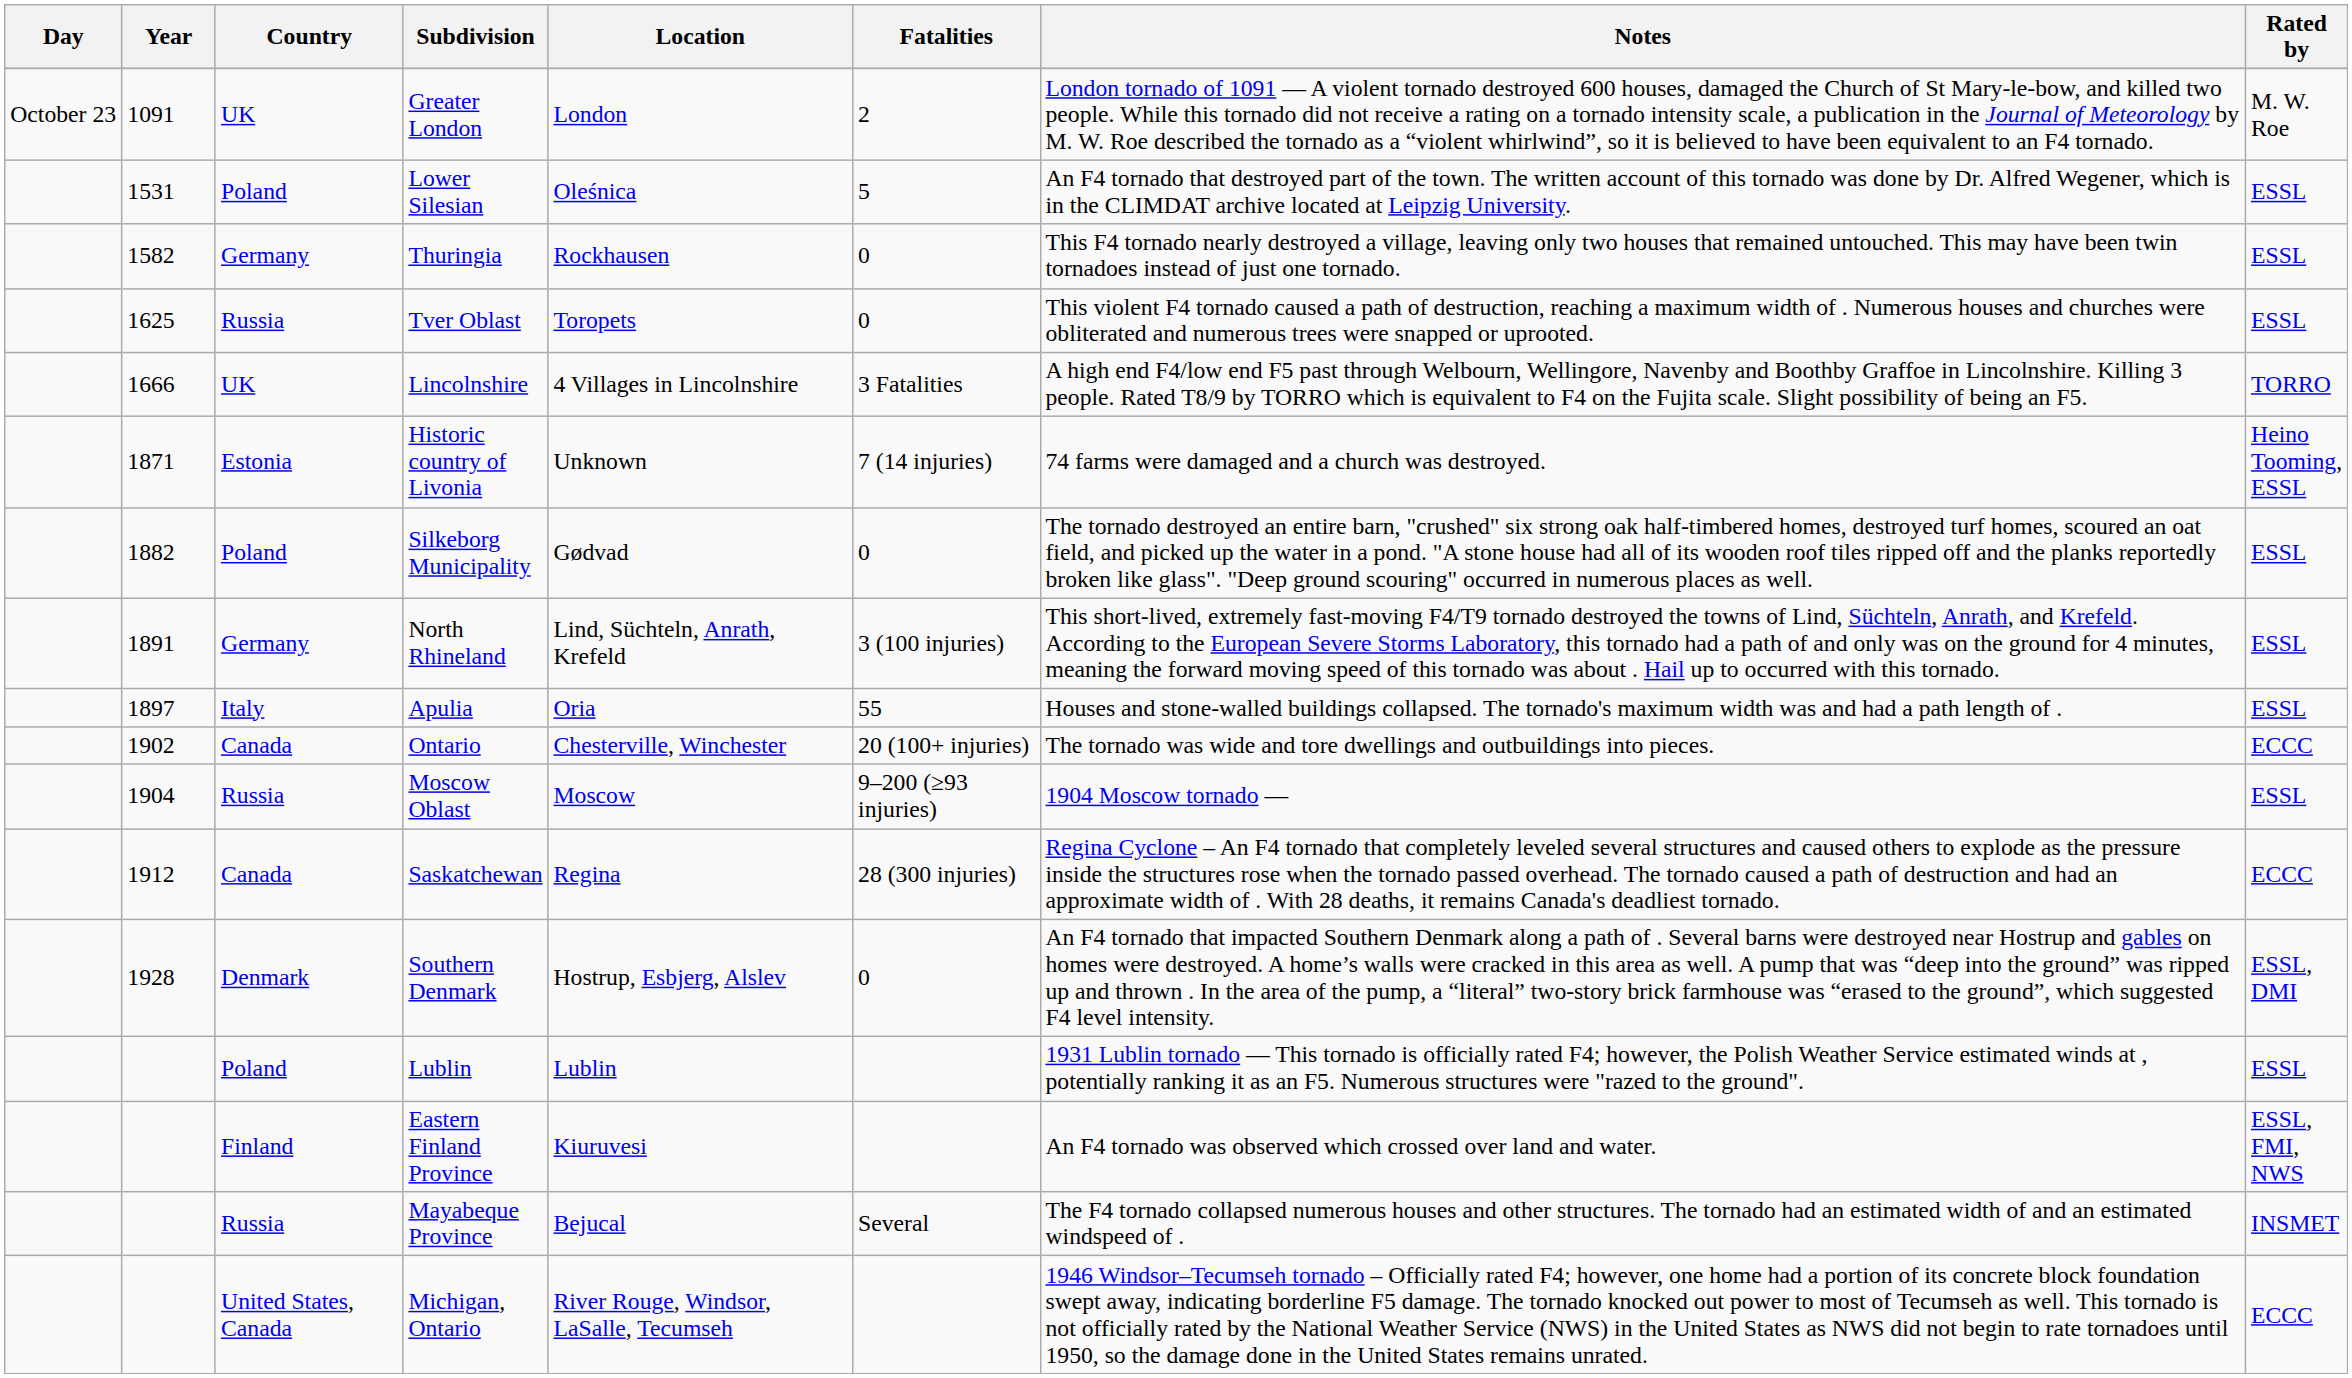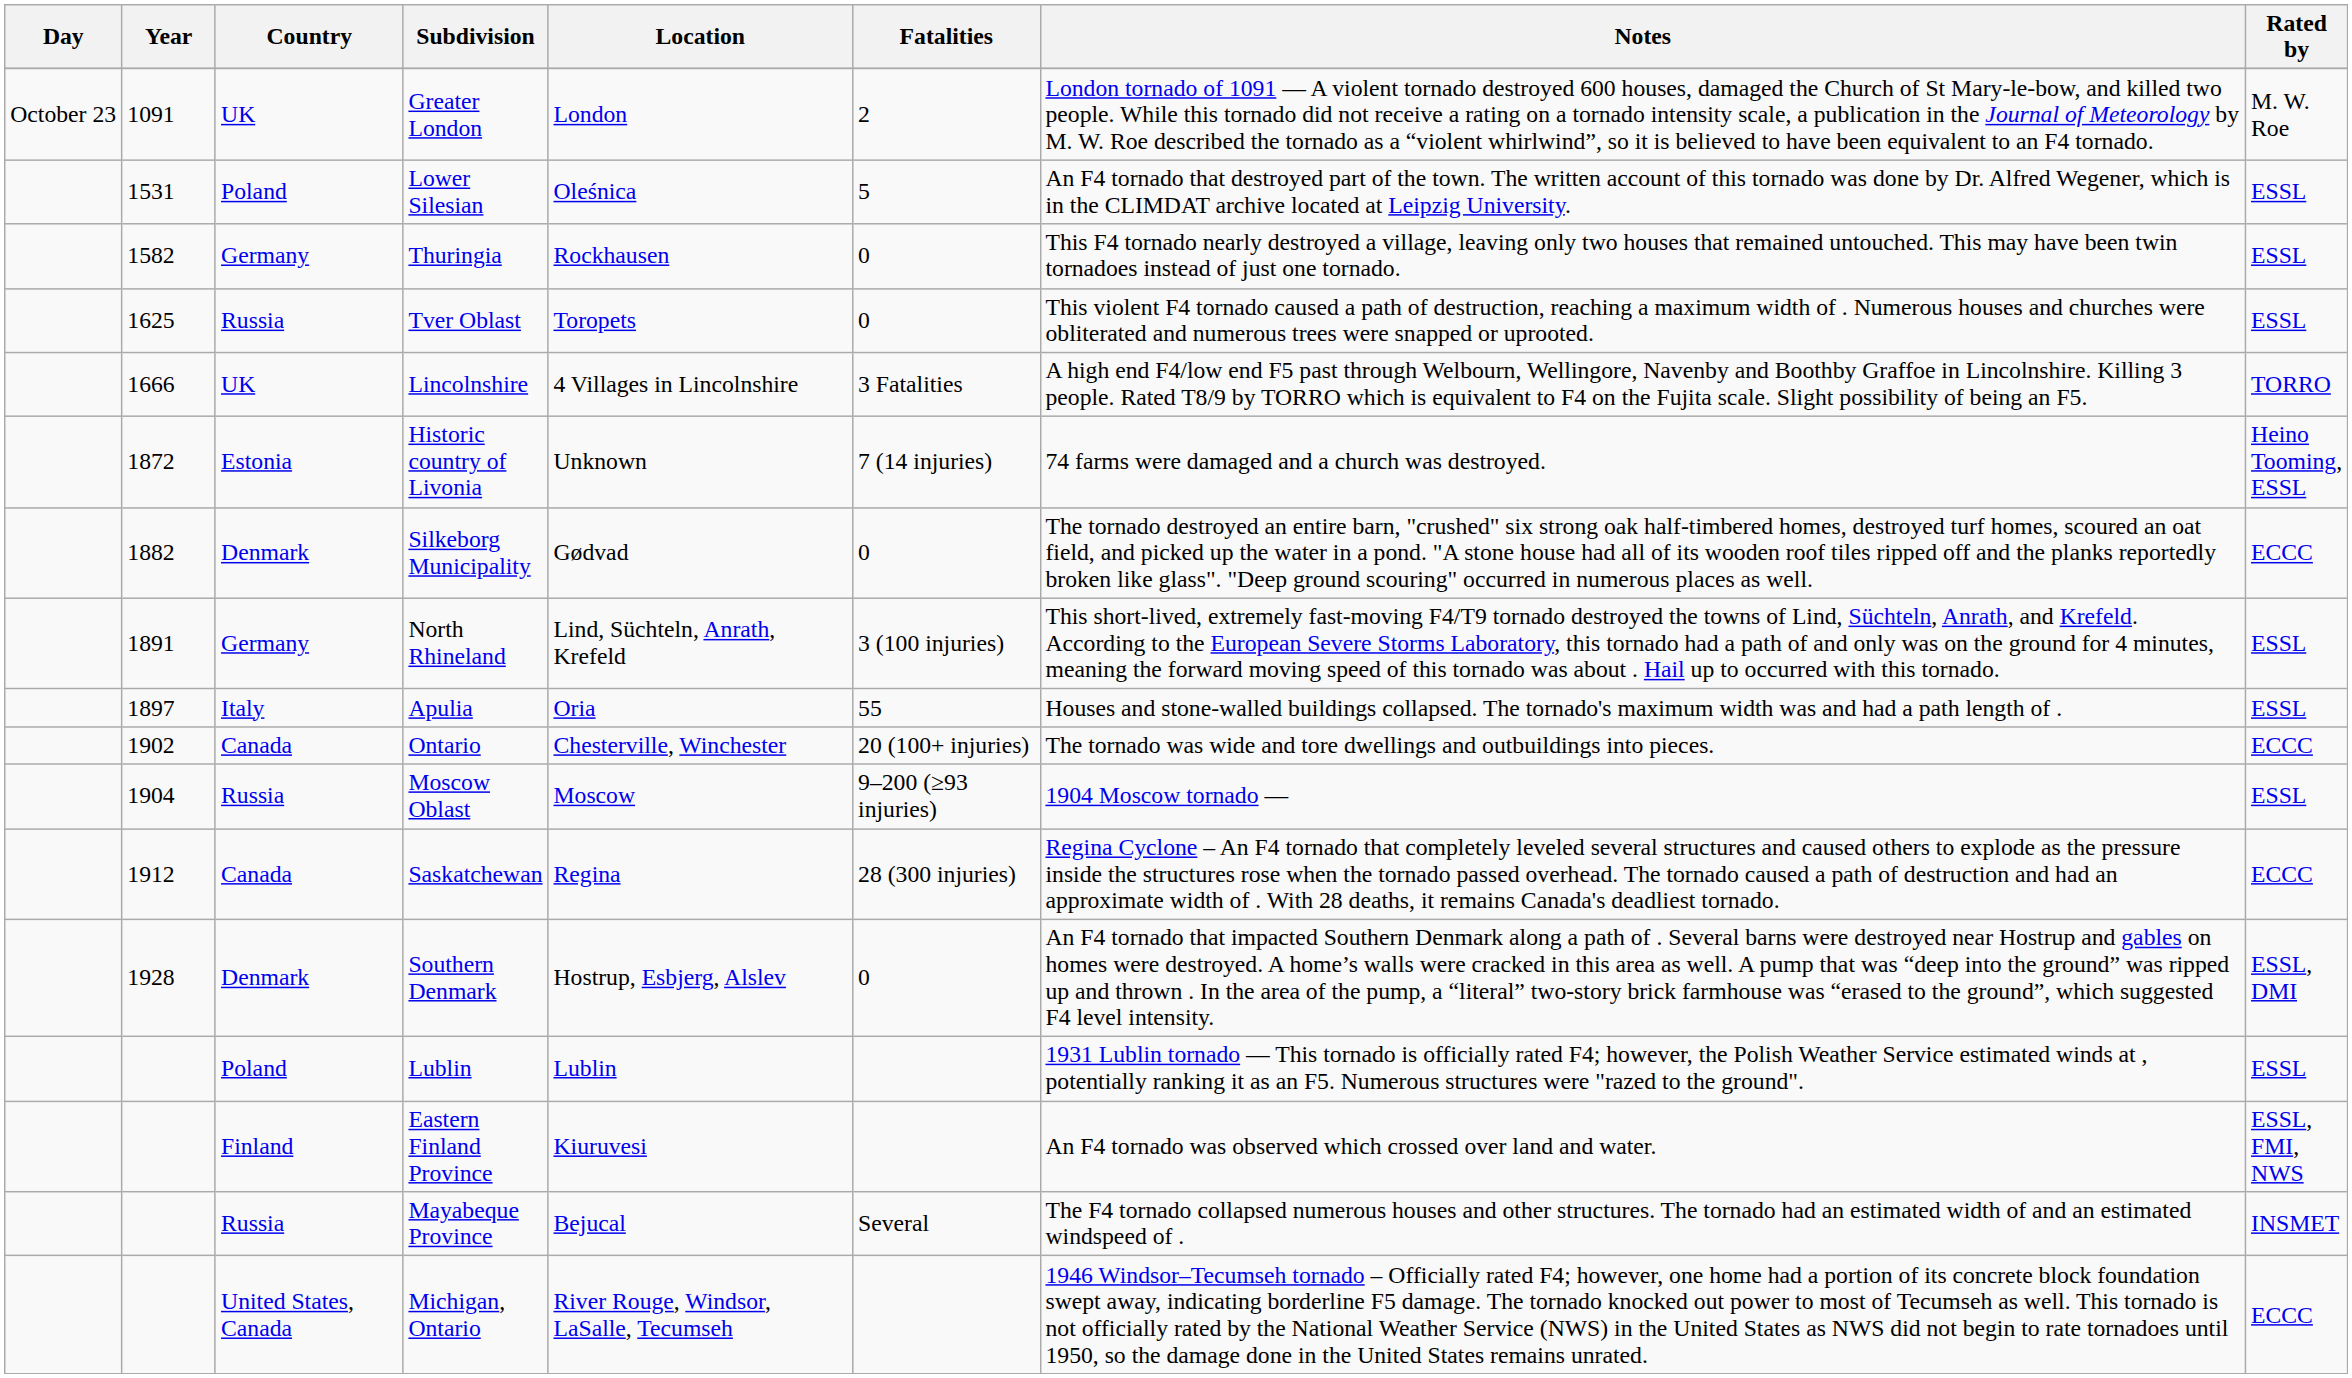(151, 461) 1871 -> (151, 461) 1872
(254, 552) Poland -> (265, 552) Denmark
(2279, 552) ESSL -> (2282, 552) ECCC
